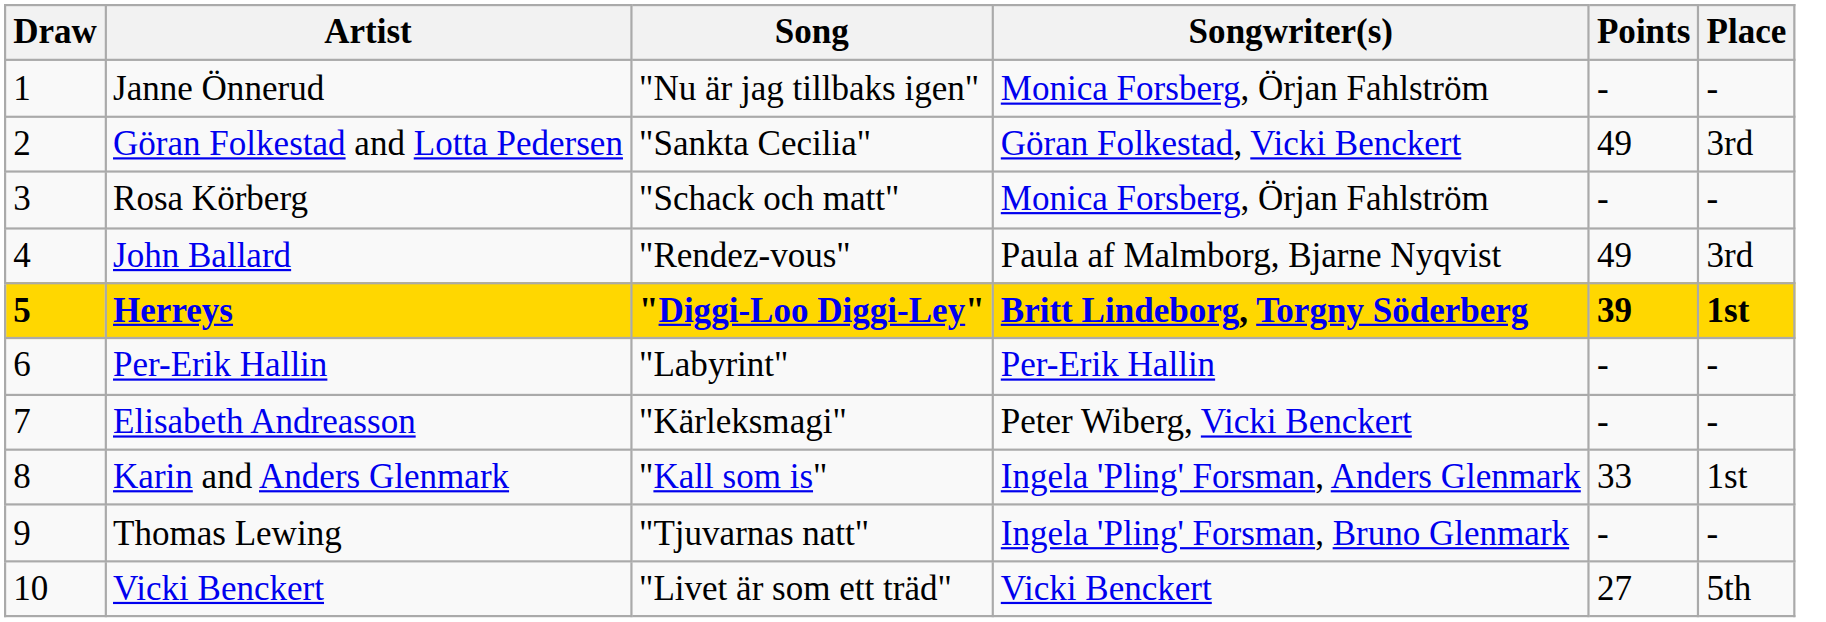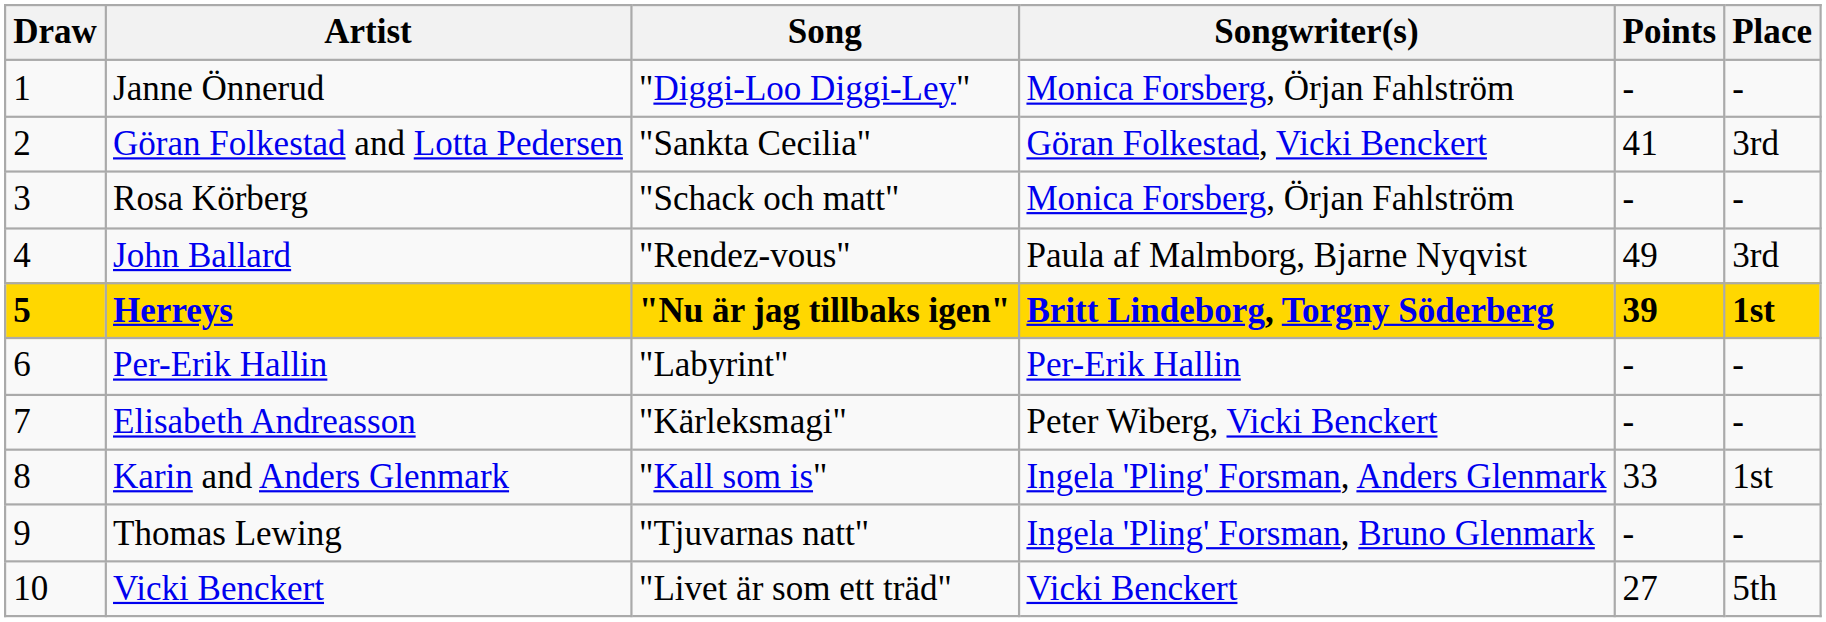(809, 87) "Nu är jag tillbaks igen" -> (805, 87) "Diggi-Loo Diggi-Ley"
(1614, 143) 49 -> (1640, 143) 41
(812, 310) "Diggi-Loo Diggi-Ley" -> (825, 310) "Nu är jag tillbaks igen"
